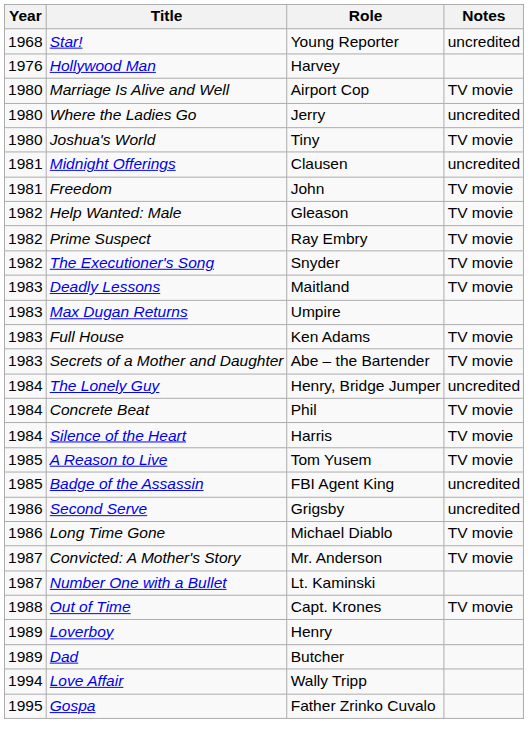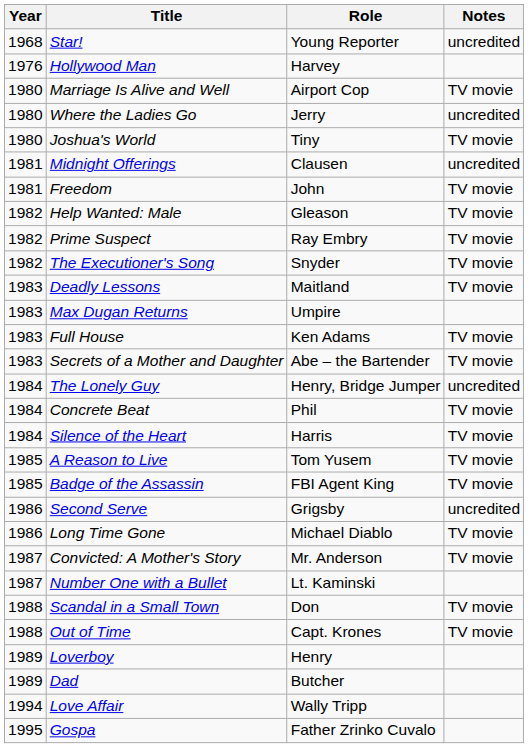(484, 484) uncredited -> (480, 484) TV movie
+ row: (134, 607)
